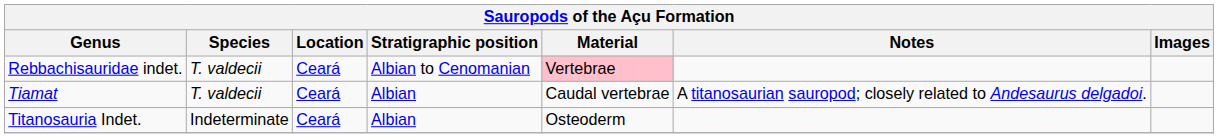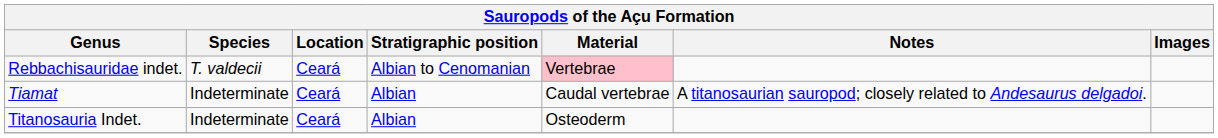(226, 94) T. valdecii -> (239, 94) Indeterminate
